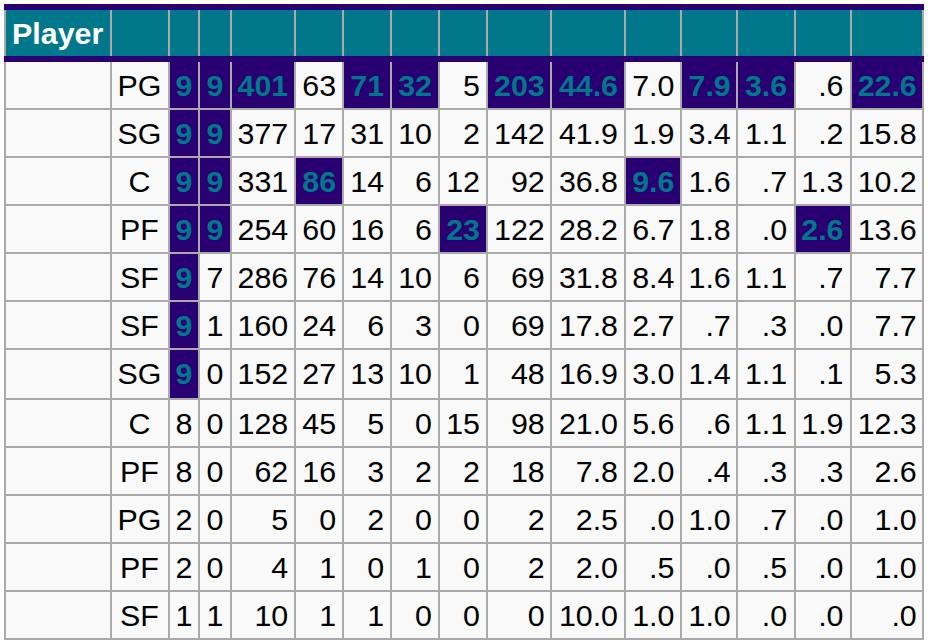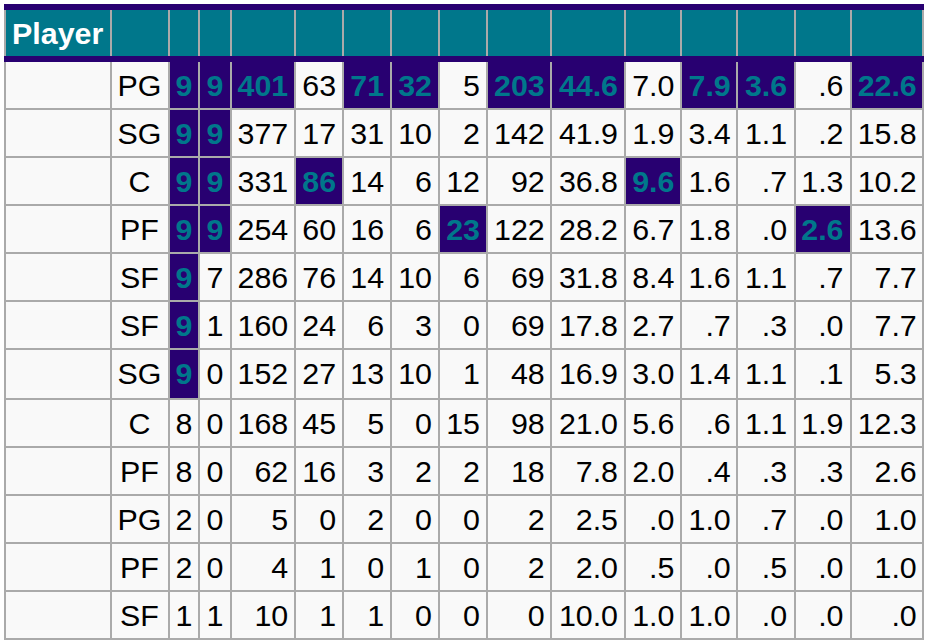(263, 422) 128 -> (263, 422) 168
